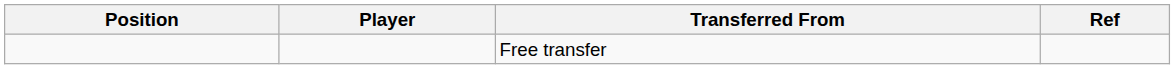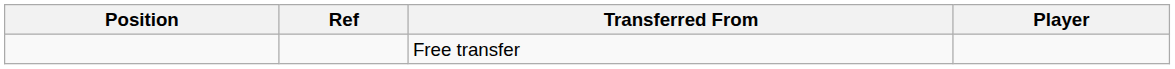columns swapped: (387, 20) <-> (1105, 20)
